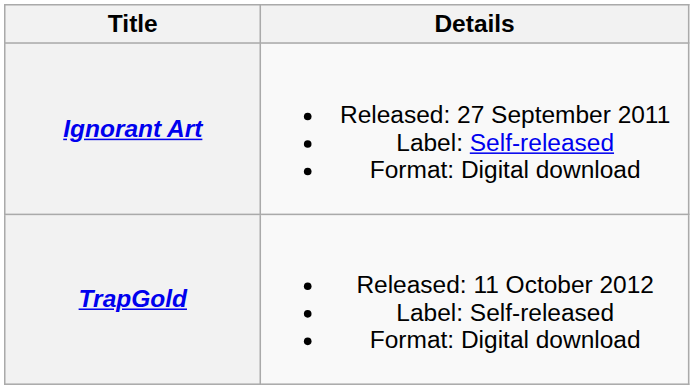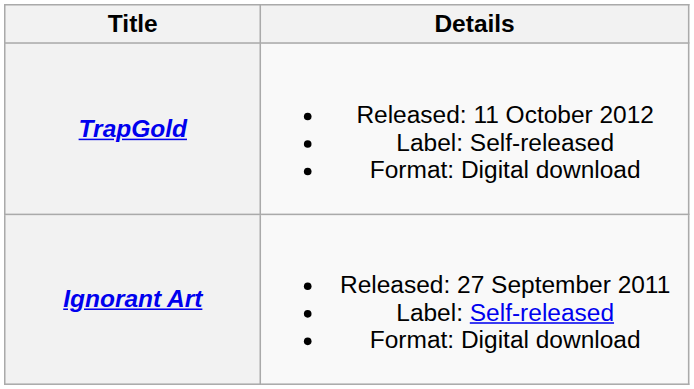rows swapped: (133, 128) <-> (133, 298)
